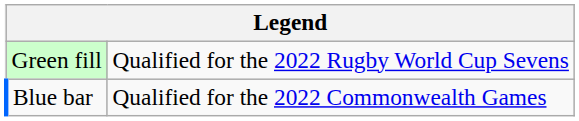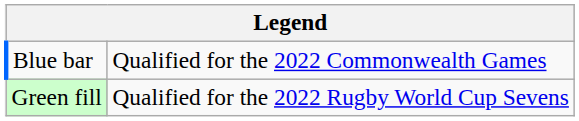rows swapped: (57, 60) <-> (53, 97)
